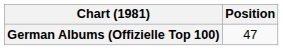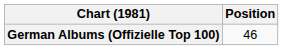(250, 34) 47 -> (250, 34) 46
